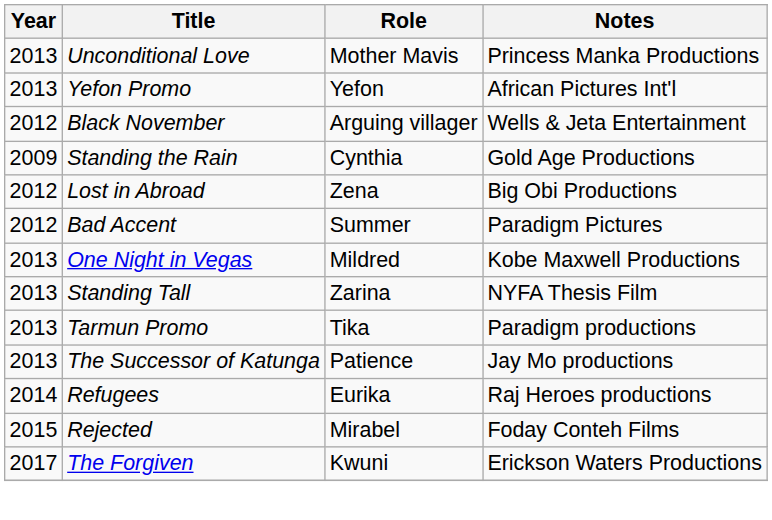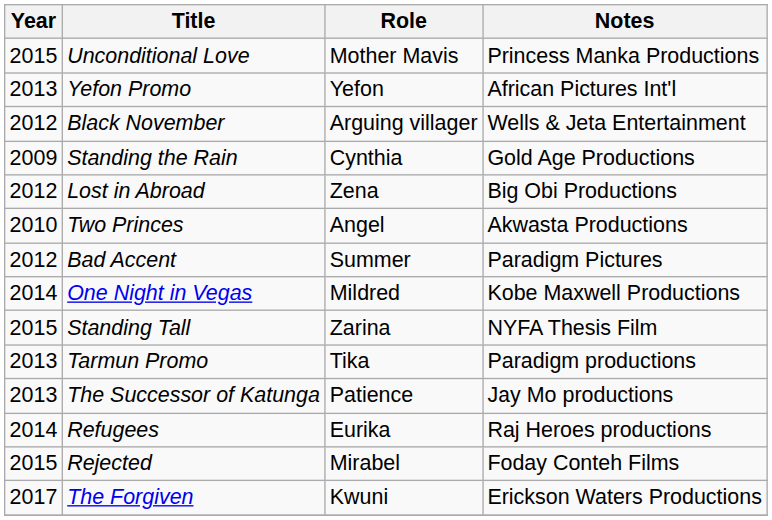(33, 55) 2013 -> (33, 55) 2015
+ row: (125, 225)
(33, 259) 2013 -> (33, 293) 2014
(33, 293) 2013 -> (33, 327) 2015
